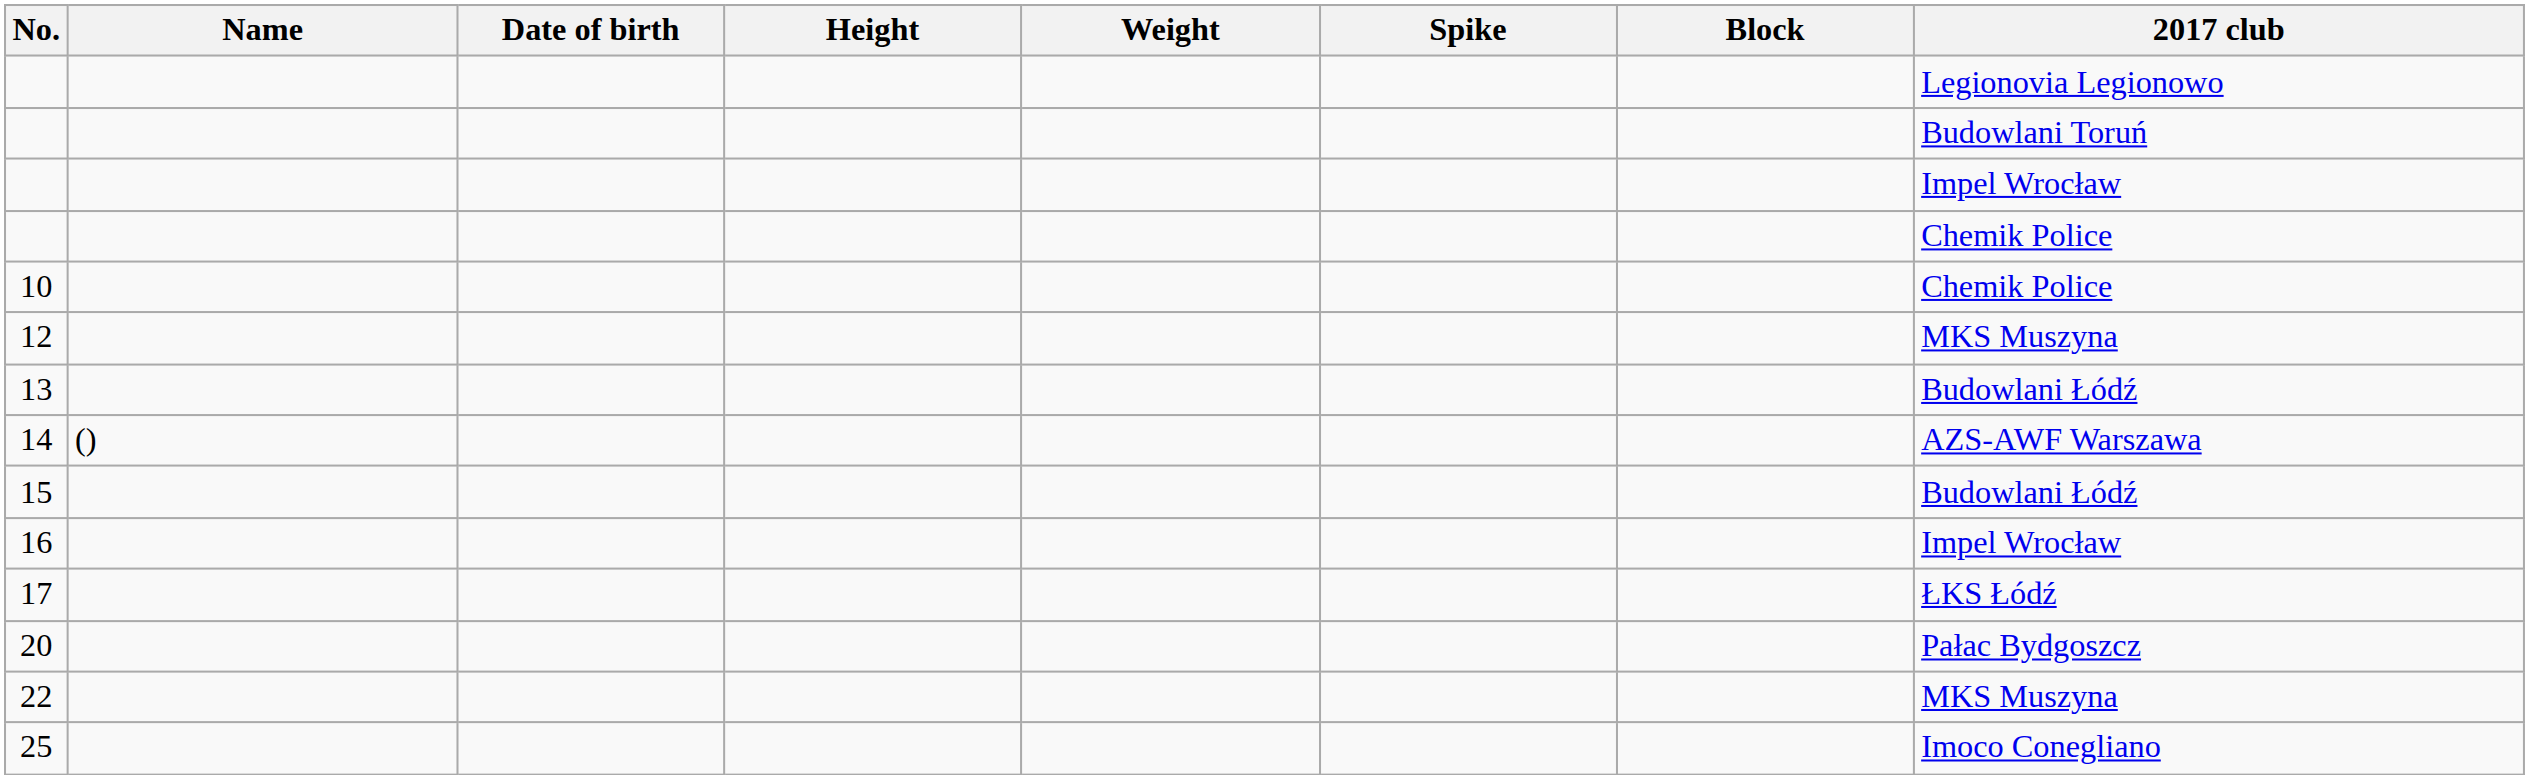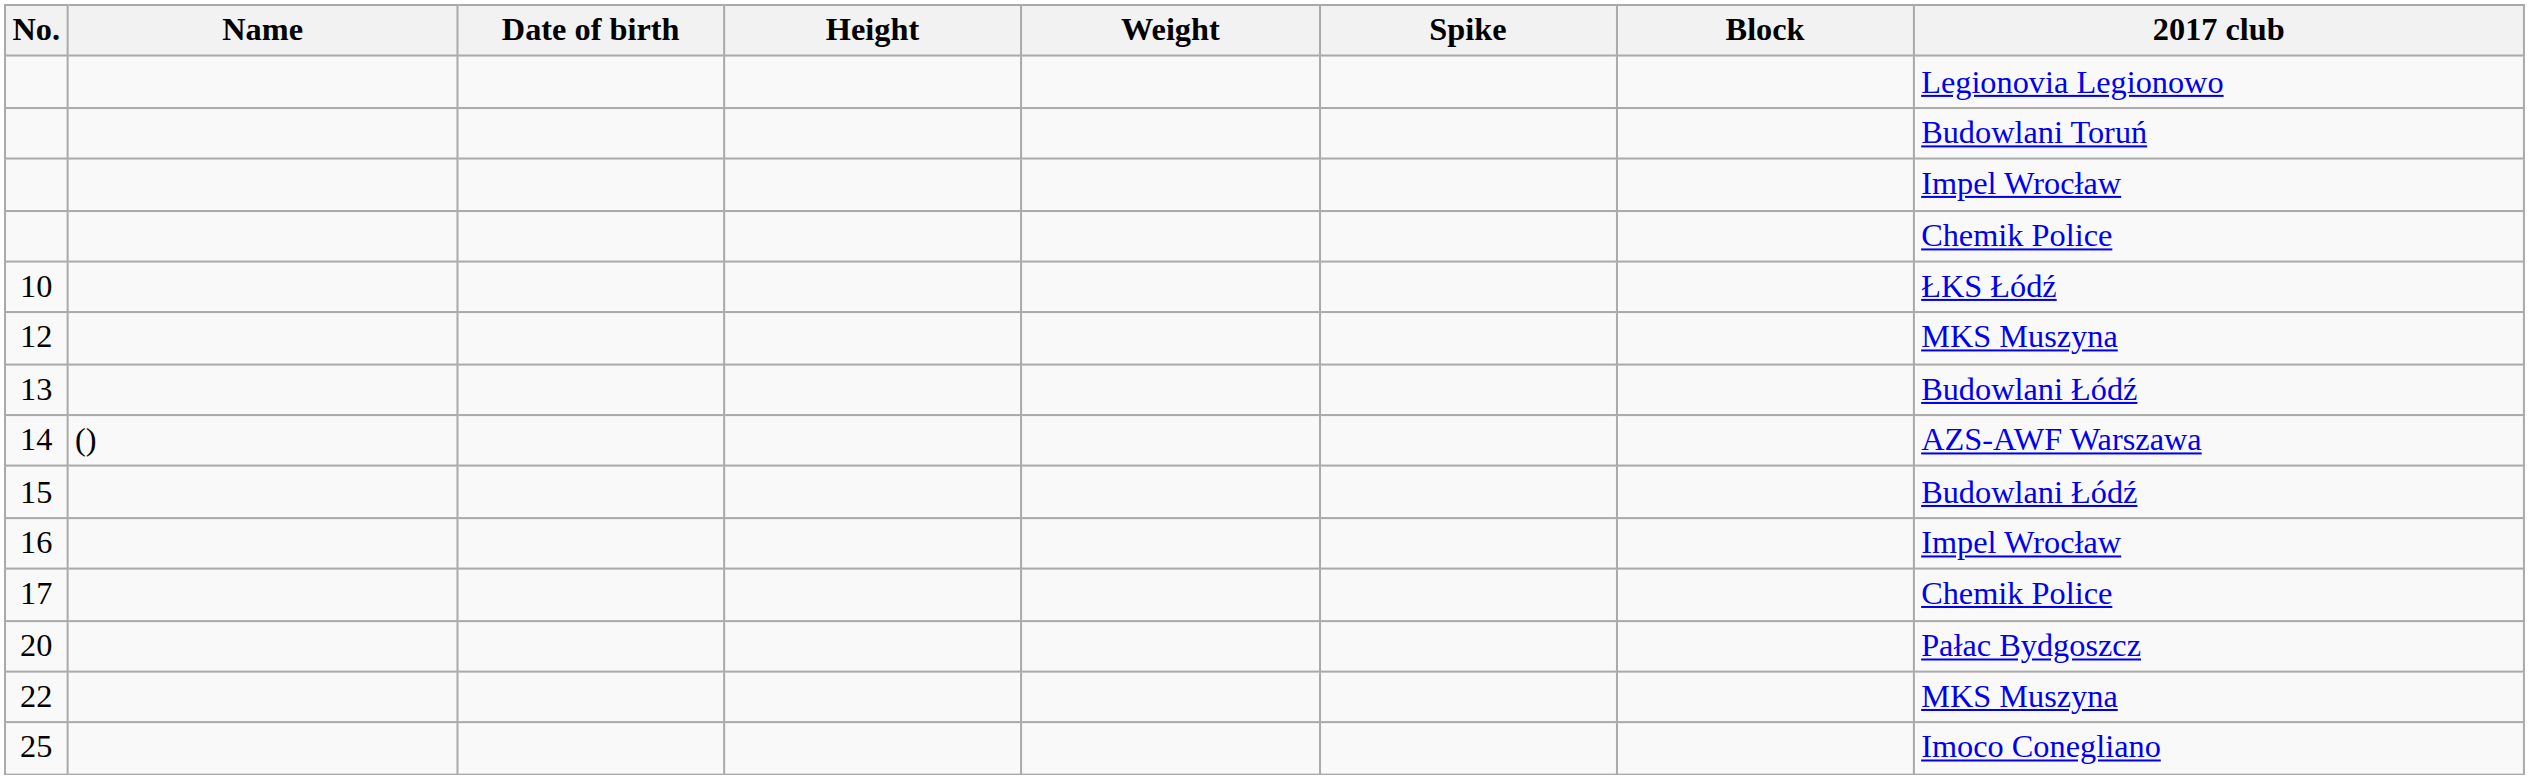(2017, 286) Chemik Police -> (1989, 286) ŁKS Łódź
(1989, 593) ŁKS Łódź -> (2017, 593) Chemik Police
